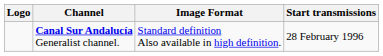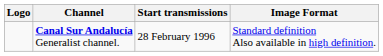columns swapped: (331, 13) <-> (209, 13)
